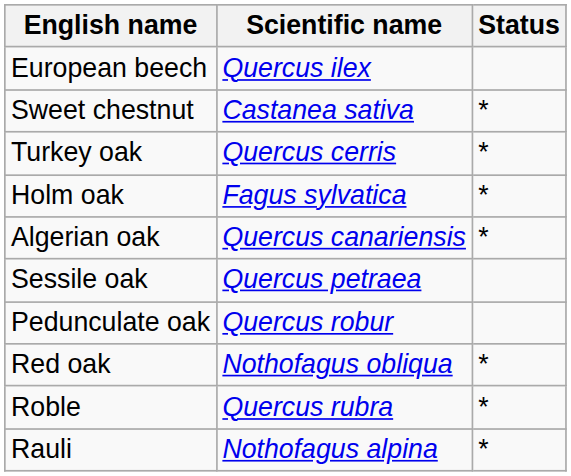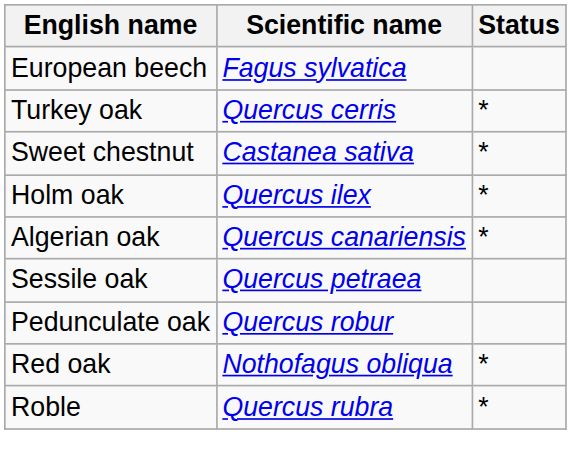(297, 68) Quercus ilex -> (314, 68) Fagus sylvatica
rows swapped: (102, 110) <-> (77, 152)
(314, 195) Fagus sylvatica -> (297, 195) Quercus ilex
- row: (41, 449)
